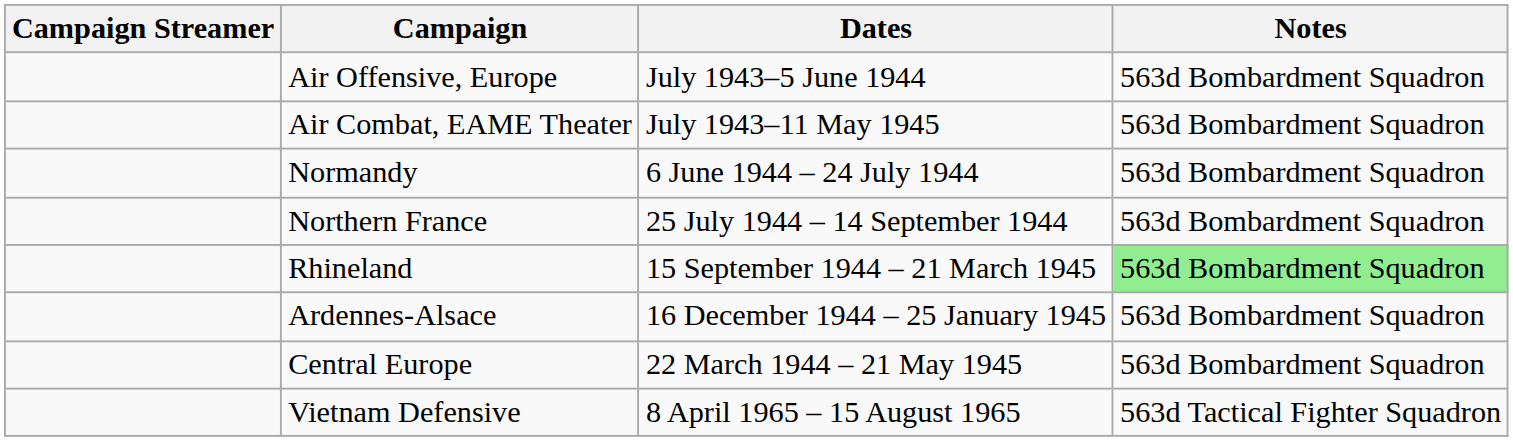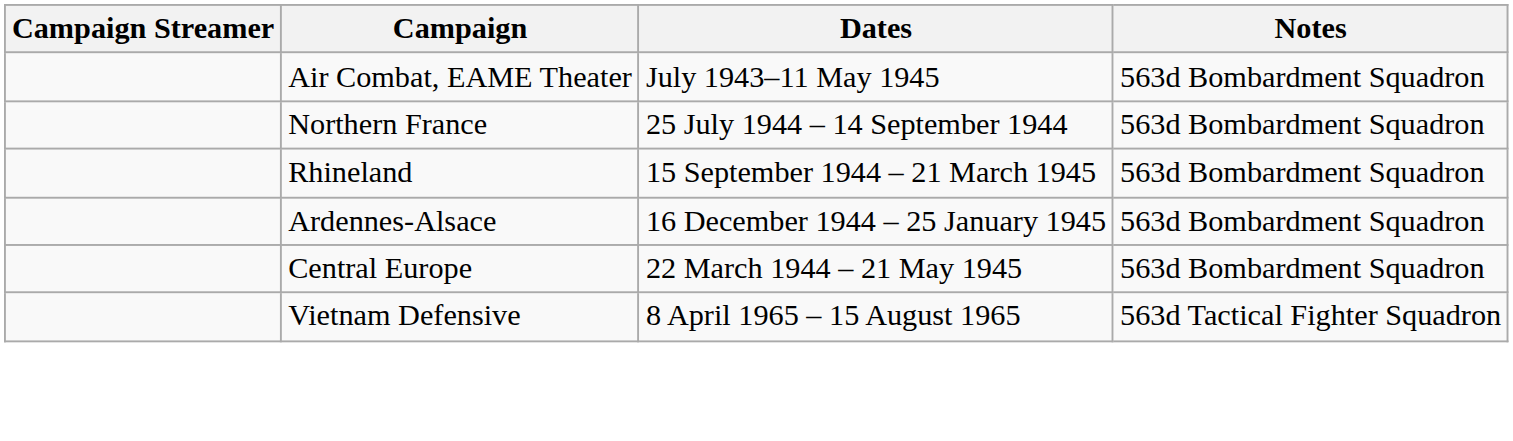- row: (423, 76)
- row: (353, 172)
(1302, 268) lightgreen background -> (1302, 172) no background
